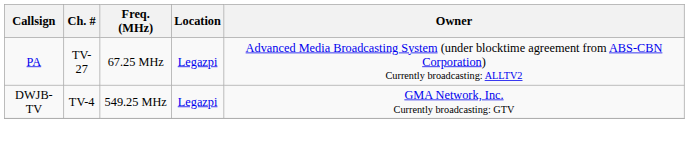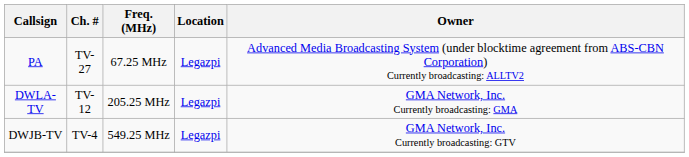+ row: (35, 101)
